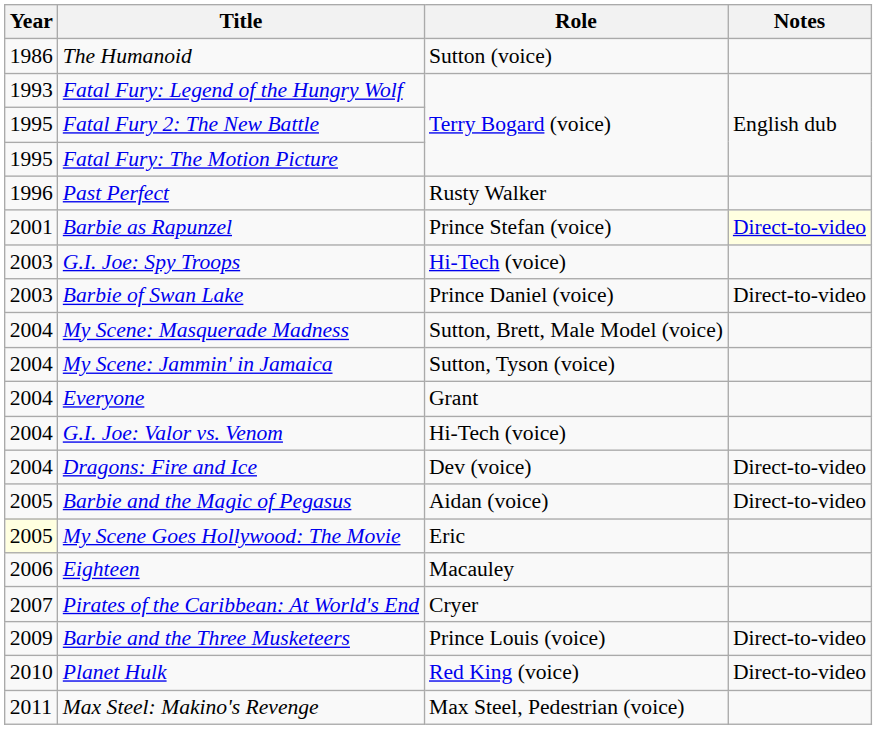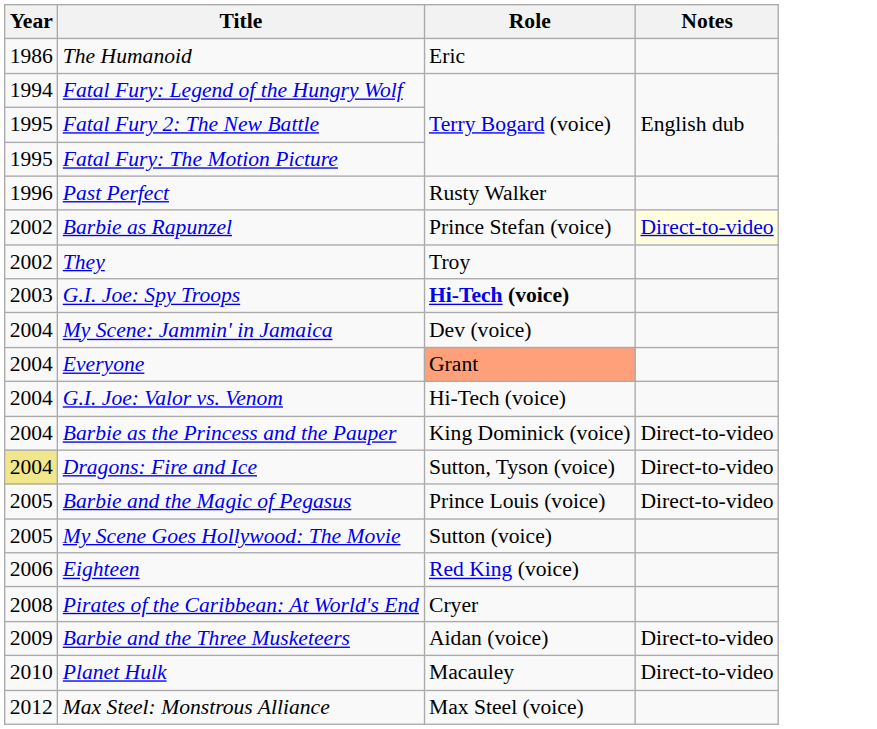(490, 55) Sutton (voice) -> (447, 55) Eric
(31, 90) 1993 -> (31, 90) 1994
(31, 227) 2001 -> (31, 227) 2002
+ row: (84, 261)
(498, 261) normal -> (499, 295) bold
- row: (153, 295)
- row: (206, 329)
(522, 364) Sutton, Tyson (voice) -> (480, 329) Dev (voice)
(454, 398) no background -> (454, 364) lightsalmon background
+ row: (230, 432)
(31, 466) no background -> (31, 466) khaki background
(480, 466) Dev (voice) -> (522, 466) Sutton, Tyson (voice)
(489, 501) Aidan (voice) -> (517, 501) Prince Louis (voice)
(31, 535) lightyellow background -> (31, 535) no background
(447, 535) Eric -> (490, 535) Sutton (voice)
(472, 569) Macauley -> (504, 569) Red King (voice)
(31, 603) 2007 -> (31, 603) 2008
(517, 638) Prince Louis (voice) -> (489, 638) Aidan (voice)
(504, 672) Red King (voice) -> (472, 672) Macauley
- row: (191, 706)
+ row: (196, 706)
